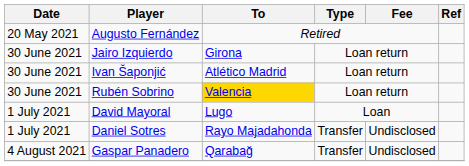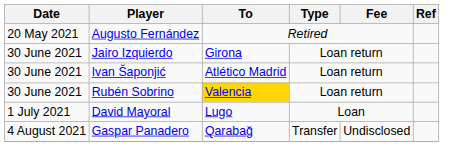- row: (129, 131)
